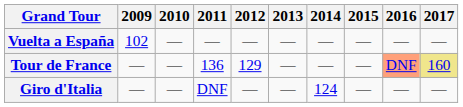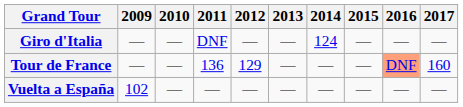rows swapped: (61, 89) <-> (61, 41)
(439, 65) khaki background -> (439, 65) no background
